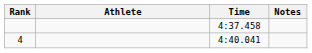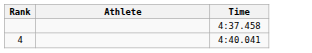- column: (288, 12)
